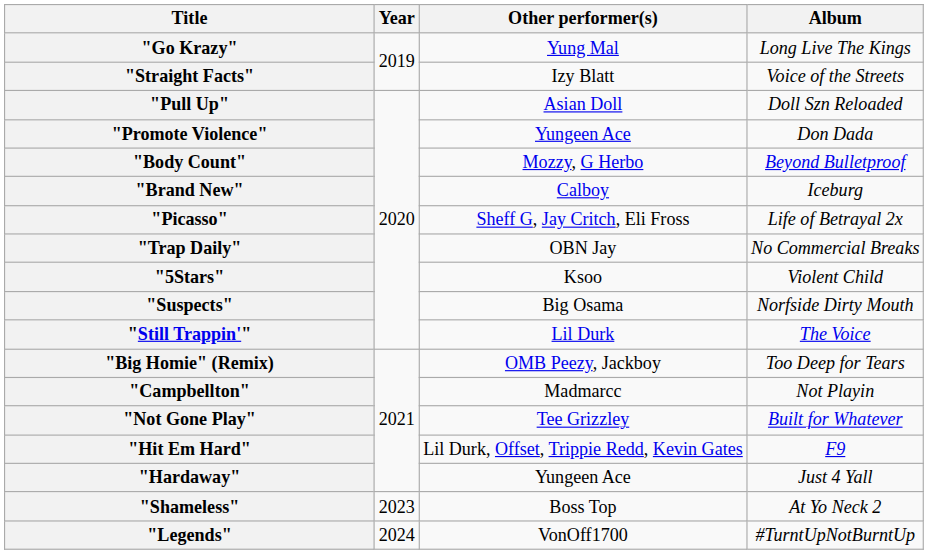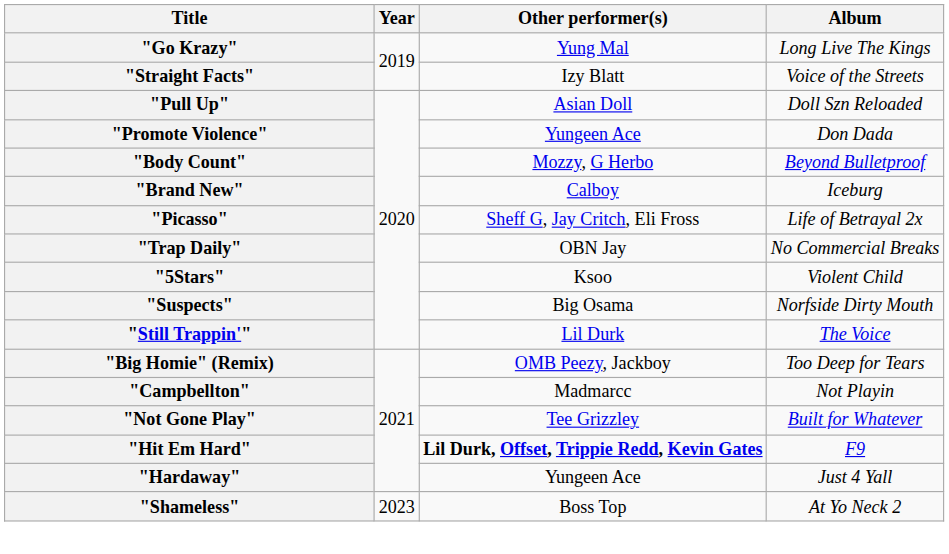(583, 448) normal -> (593, 448) bold
- row: (190, 534)
